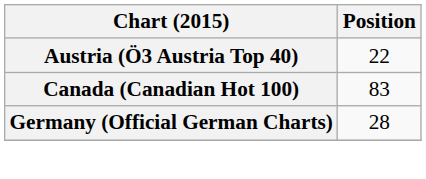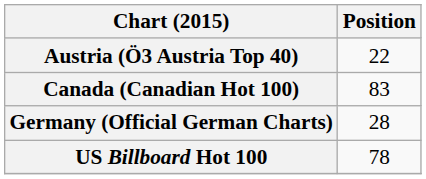+ row: (171, 156)
